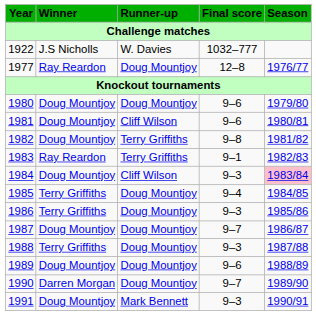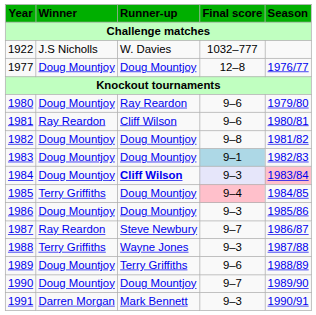(72, 67) Ray Reardon -> (77, 67) Doug Mountjoy
(159, 103) Doug Mountjoy -> (154, 103) Ray Reardon
(77, 121) Doug Mountjoy -> (72, 121) Ray Reardon
(154, 139) Terry Griffiths -> (158, 139) Doug Mountjoy
(72, 157) Ray Reardon -> (77, 157) Doug Mountjoy
(154, 157) Terry Griffiths -> (158, 157) Doug Mountjoy
(232, 157) no background -> (232, 157) lightblue background
(149, 175) normal -> (151, 175) bold
(232, 175) no background -> (232, 175) lavender background
(232, 193) no background -> (232, 193) pink background
(72, 211) Terry Griffiths -> (77, 211) Doug Mountjoy
(77, 229) Doug Mountjoy -> (72, 229) Ray Reardon
(159, 229) Doug Mountjoy -> (159, 229) Steve Newbury
(159, 247) Doug Mountjoy -> (154, 247) Wayne Jones
(159, 265) Doug Mountjoy -> (154, 265) Terry Griffiths
(77, 283) Darren Morgan -> (77, 283) Doug Mountjoy
(77, 301) Doug Mountjoy -> (77, 301) Darren Morgan
